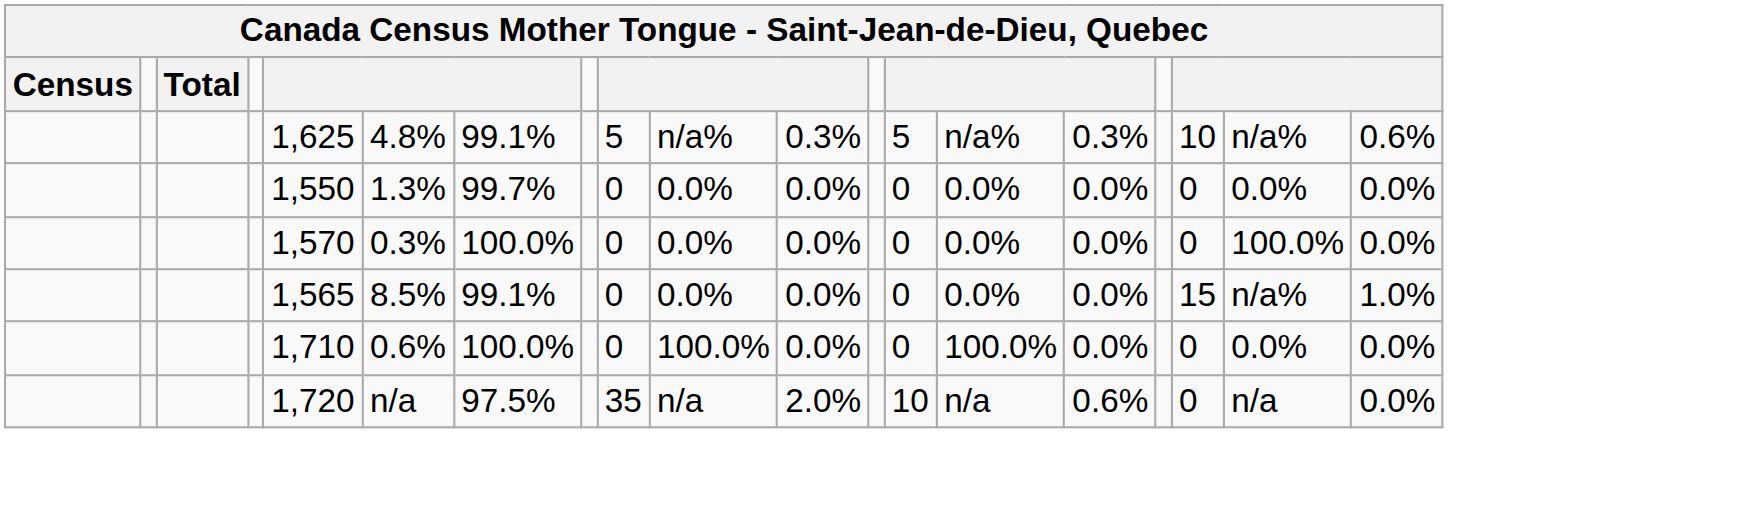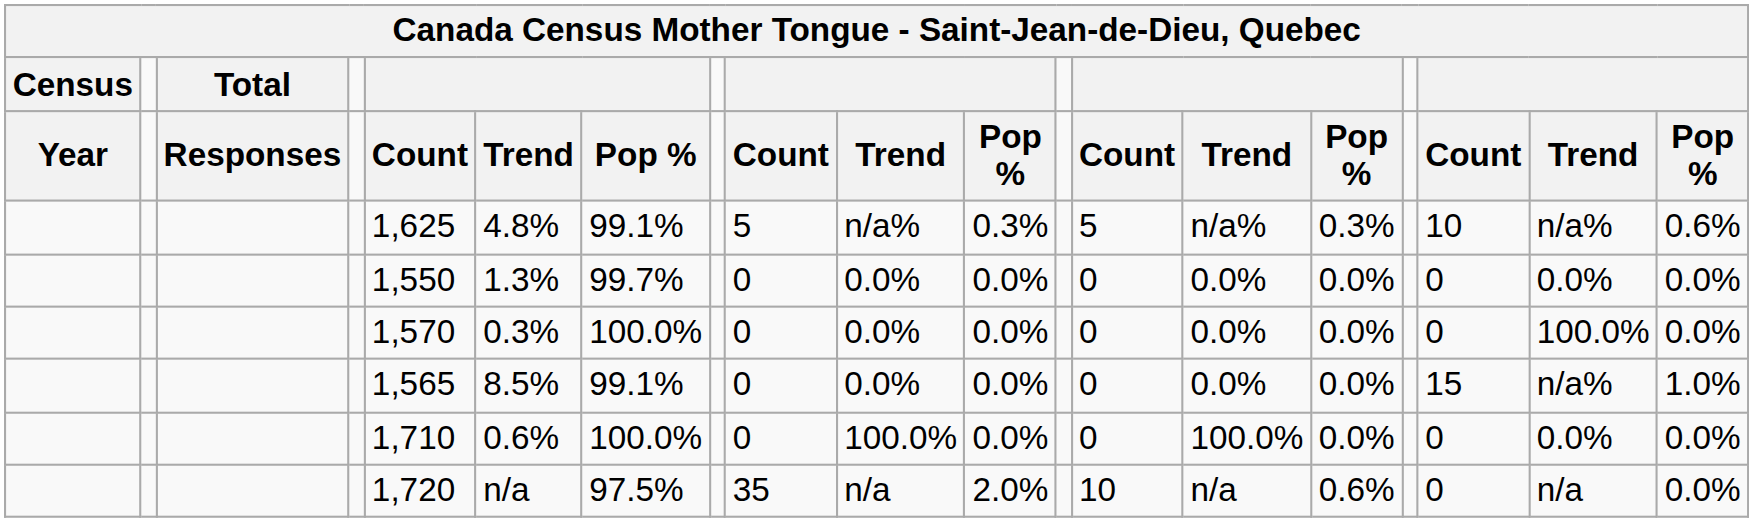+ row: (73, 155)
